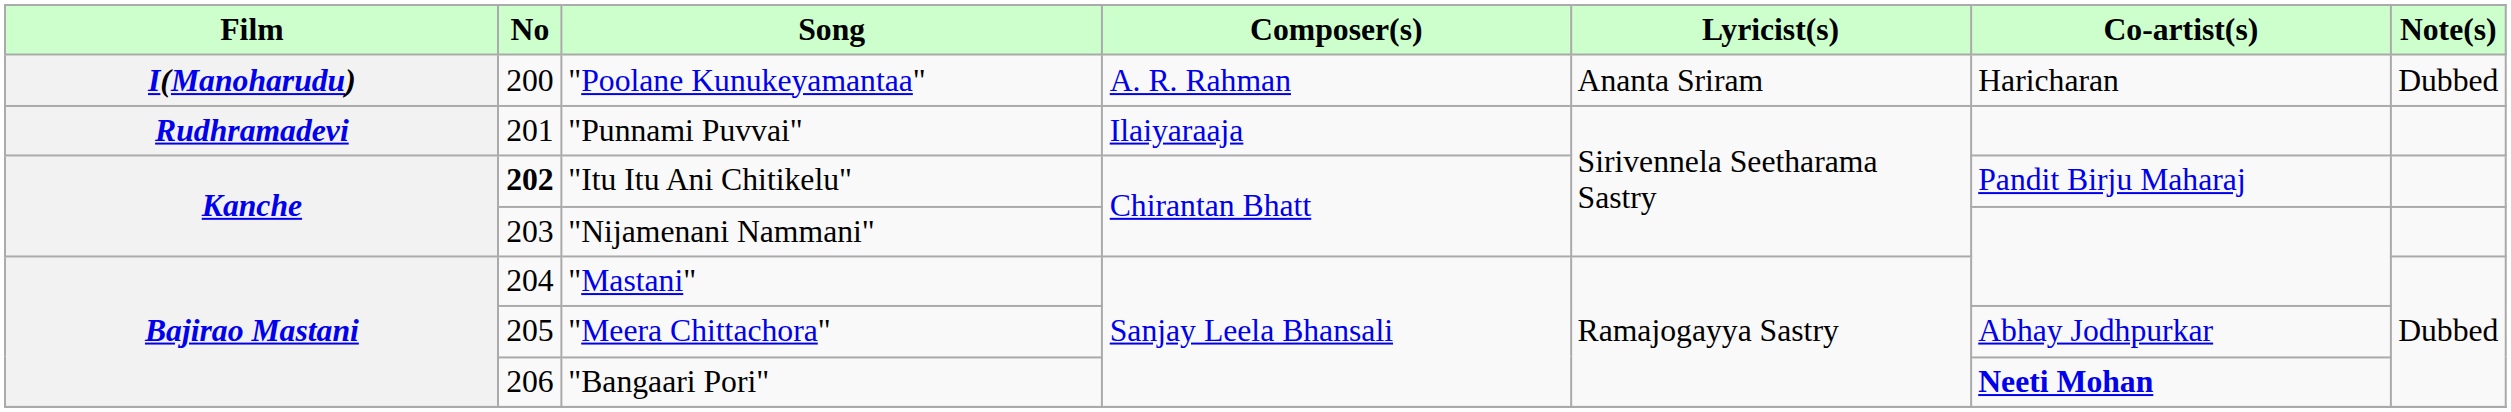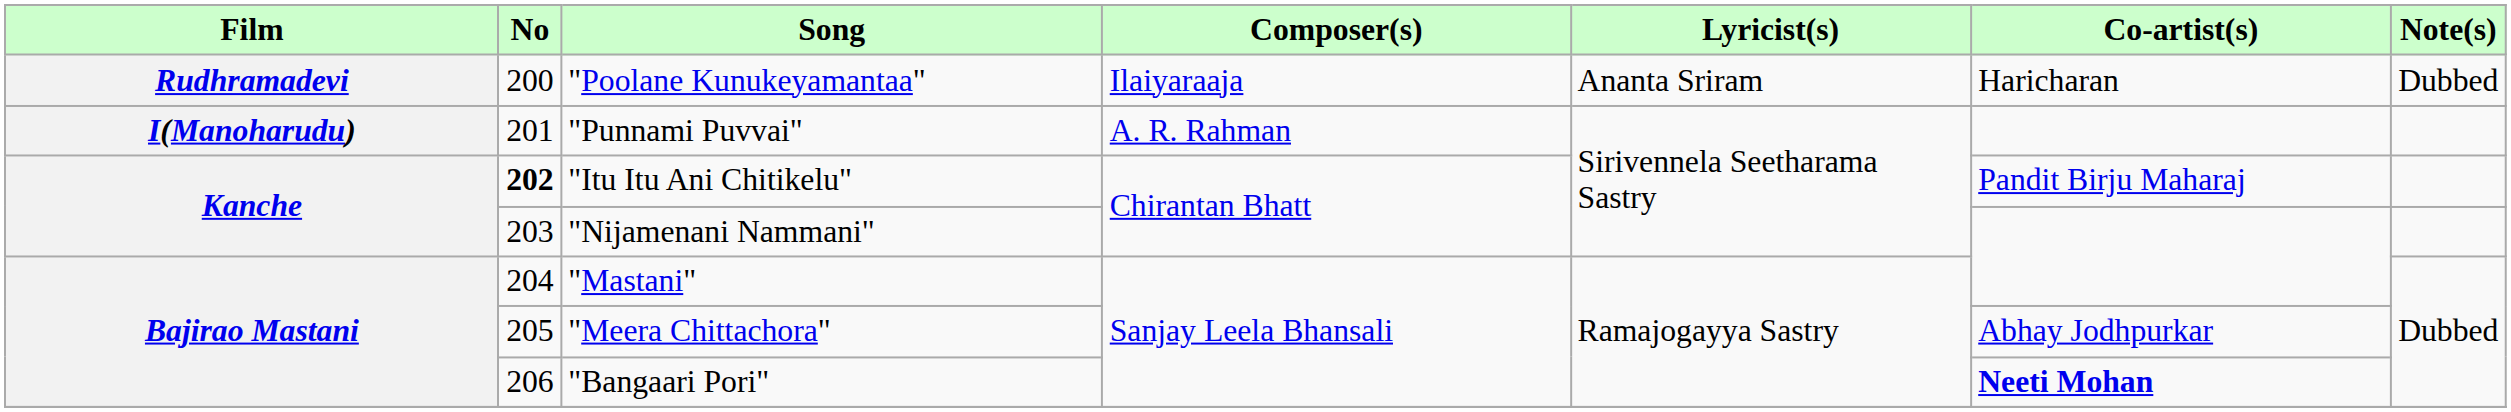(252, 79) I(Manoharudu) -> (252, 79) Rudhramadevi
(1200, 79) A. R. Rahman -> (1177, 79) Ilaiyaraaja
(252, 130) Rudhramadevi -> (252, 130) I(Manoharudu)
(1177, 130) Ilaiyaraaja -> (1200, 130) A. R. Rahman
